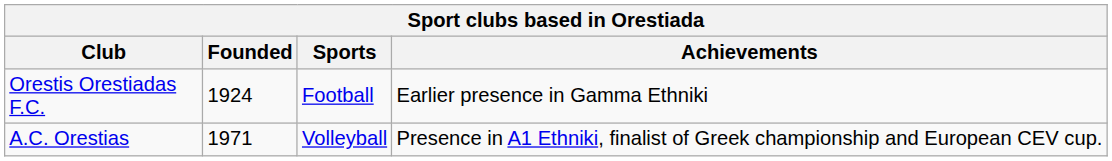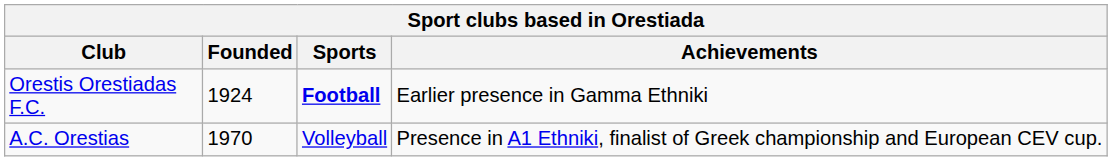(338, 95) normal -> (341, 95) bold
(230, 139) 1971 -> (230, 139) 1970
